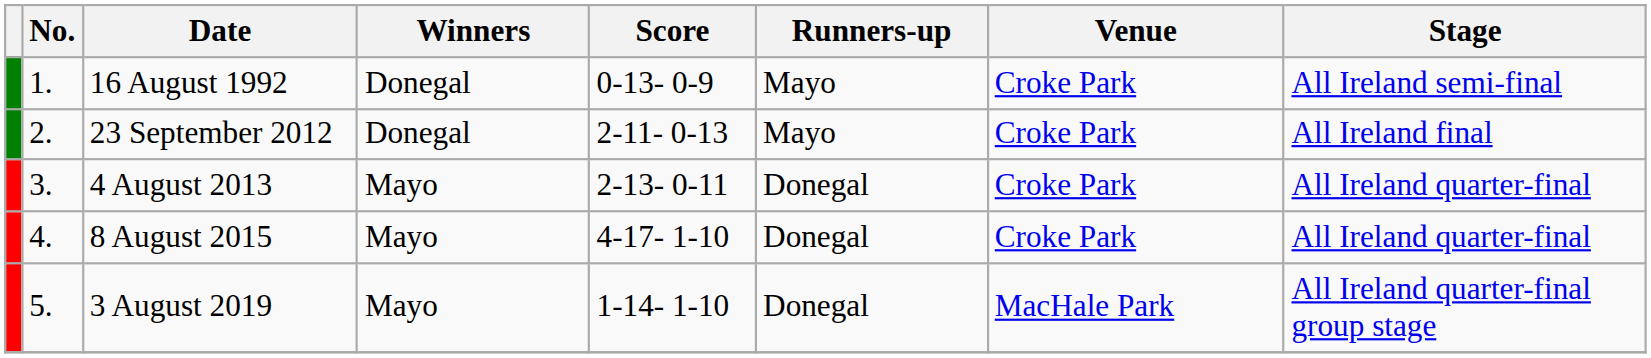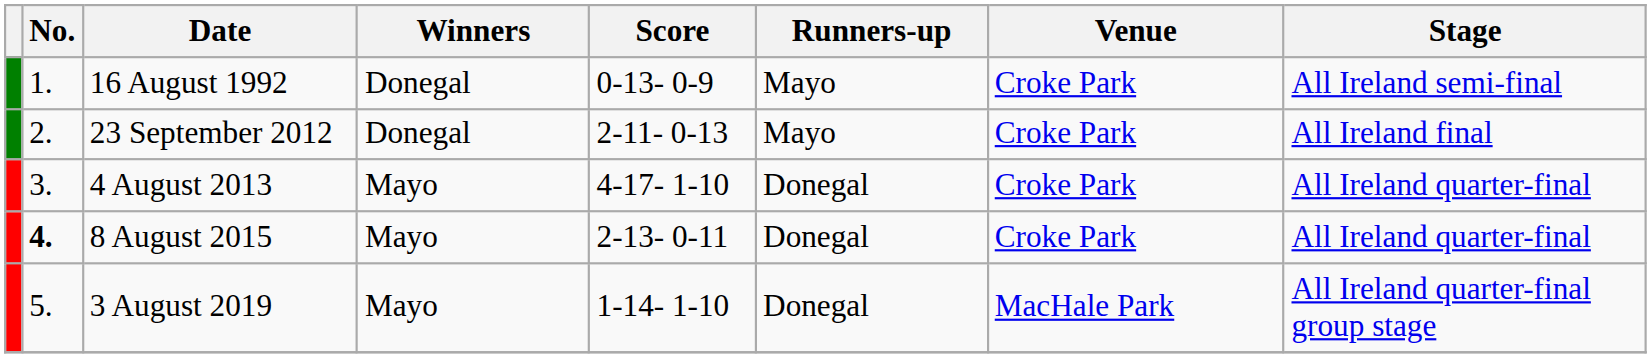(662, 185) 2-13- 0-11 -> (663, 185) 4-17- 1-10
(41, 236) normal -> (41, 236) bold
(663, 236) 4-17- 1-10 -> (662, 236) 2-13- 0-11
